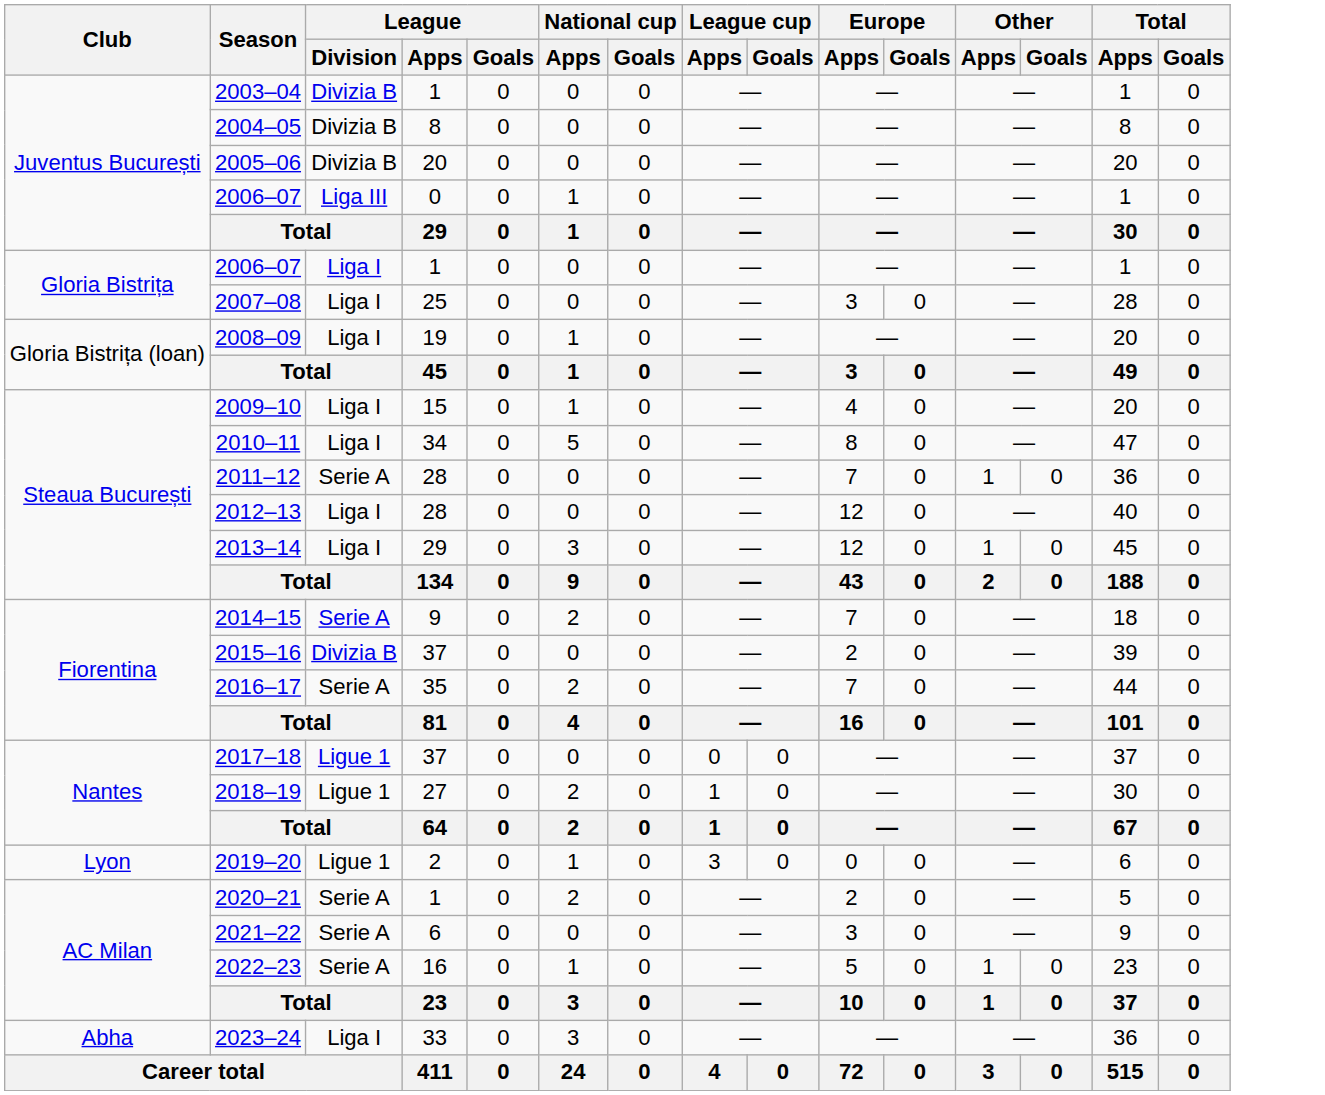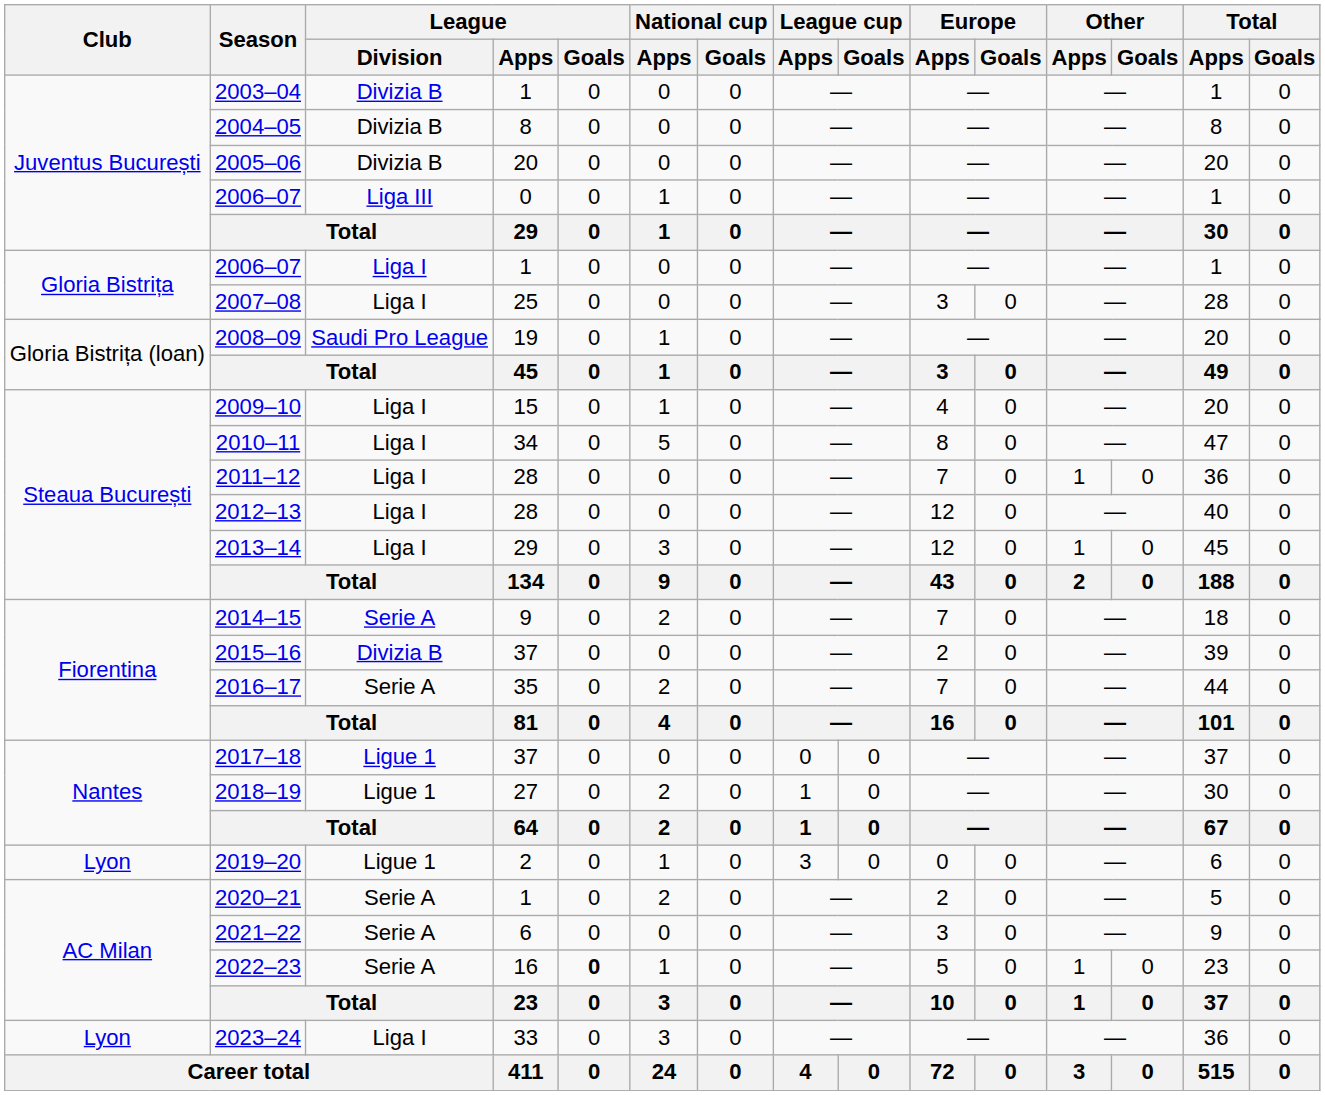(354, 337) Liga I -> (400, 337) Saudi Pro League
(354, 477) Serie A -> (400, 477) Liga I
(503, 967) normal -> (594, 967) bold
(107, 1037) Abha -> (107, 1037) Lyon
